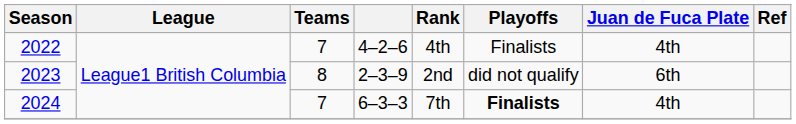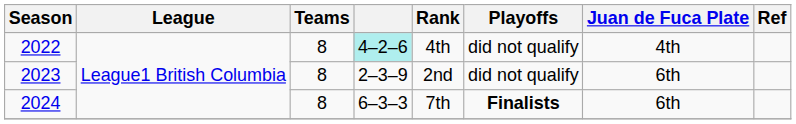(322, 47) 7 -> (322, 47) 8
(383, 47) no background -> (383, 47) paleturquoise background
(523, 47) Finalists -> (523, 47) did not qualify
(322, 103) 7 -> (322, 103) 8
(668, 103) 4th -> (668, 103) 6th
